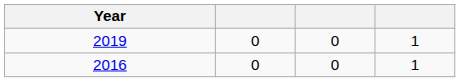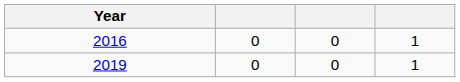rows swapped: (110, 64) <-> (110, 40)
